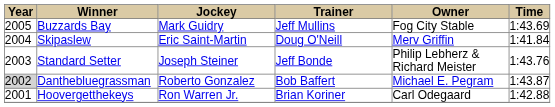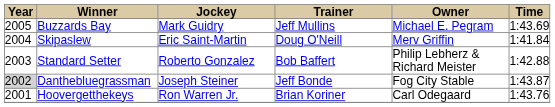(433, 26) Fog City Stable -> (443, 26) Michael E. Pegram
(198, 60) Joseph Steiner -> (207, 60) Roberto Gonzalez
(304, 60) Jeff Bonde -> (305, 60) Bob Baffert
(529, 60) 1:43.76 -> (529, 60) 1:42.88
(207, 81) Roberto Gonzalez -> (198, 81) Joseph Steiner
(305, 81) Bob Baffert -> (304, 81) Jeff Bonde
(443, 81) Michael E. Pegram -> (433, 81) Fog City Stable
(529, 95) 1:42.88 -> (529, 95) 1:43.76
